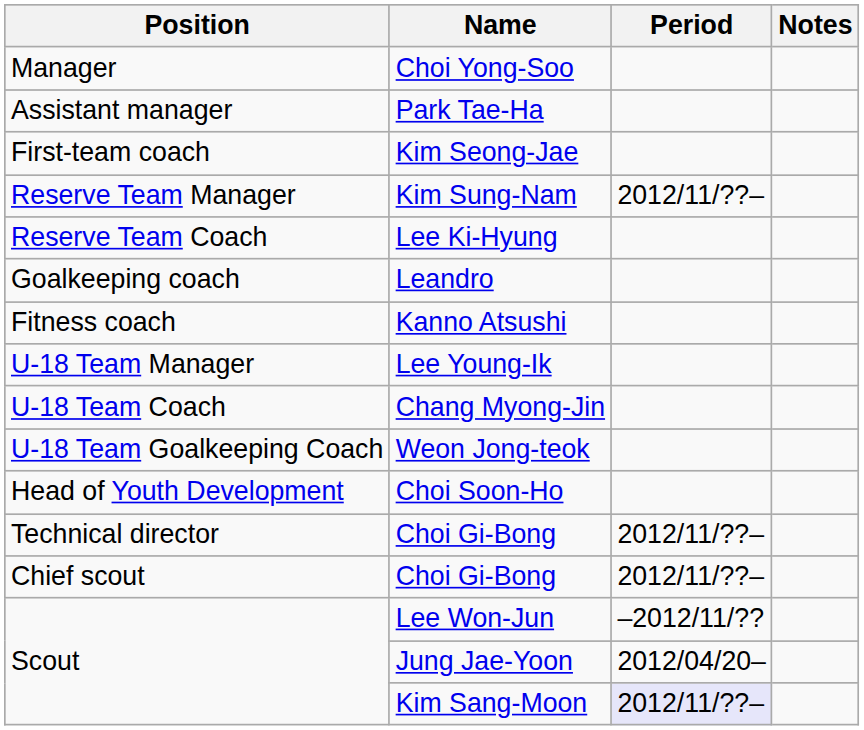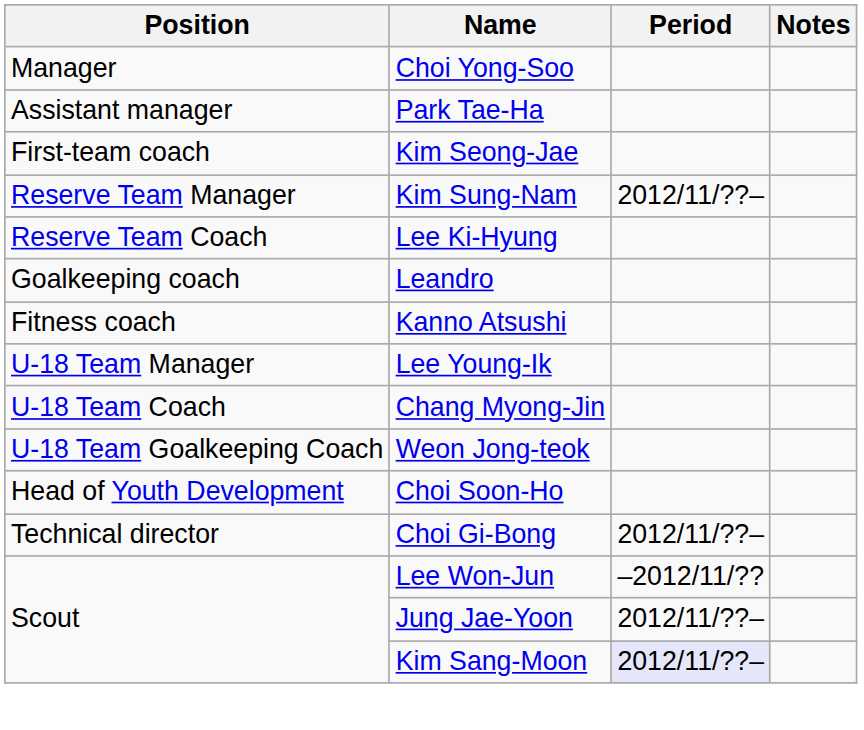- row: (78, 576)
(692, 661) 2012/04/20– -> (691, 618) 2012/11/??–
